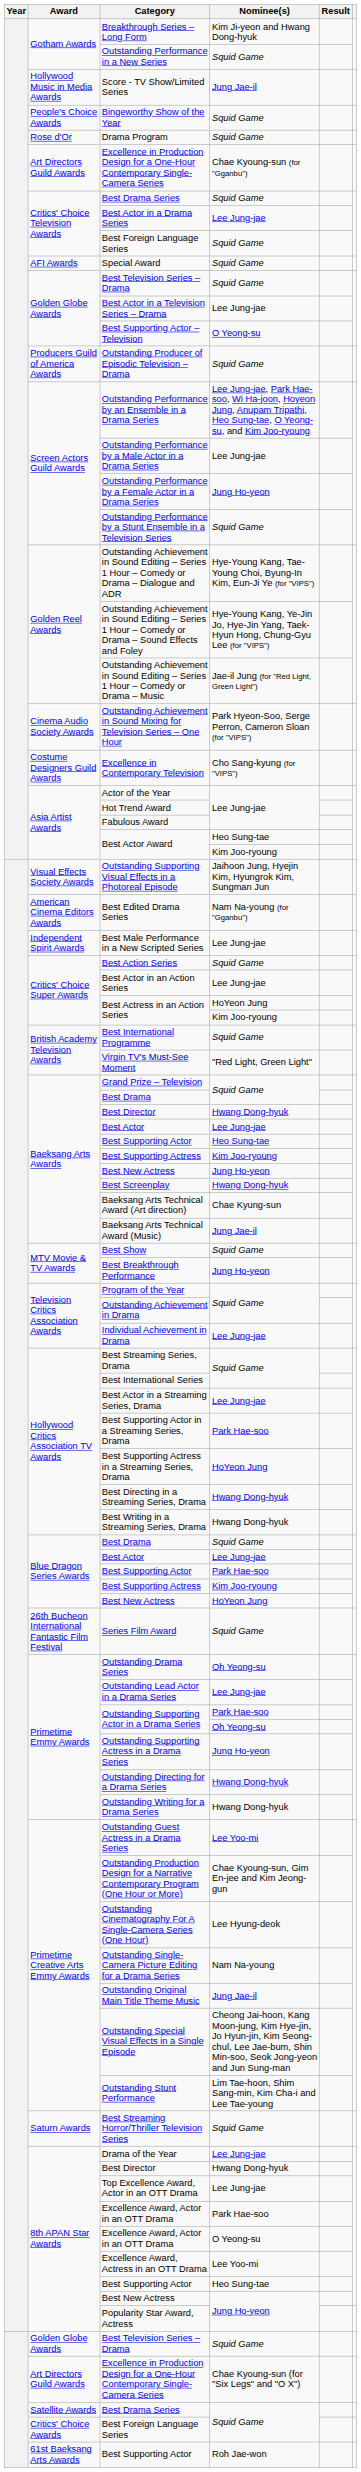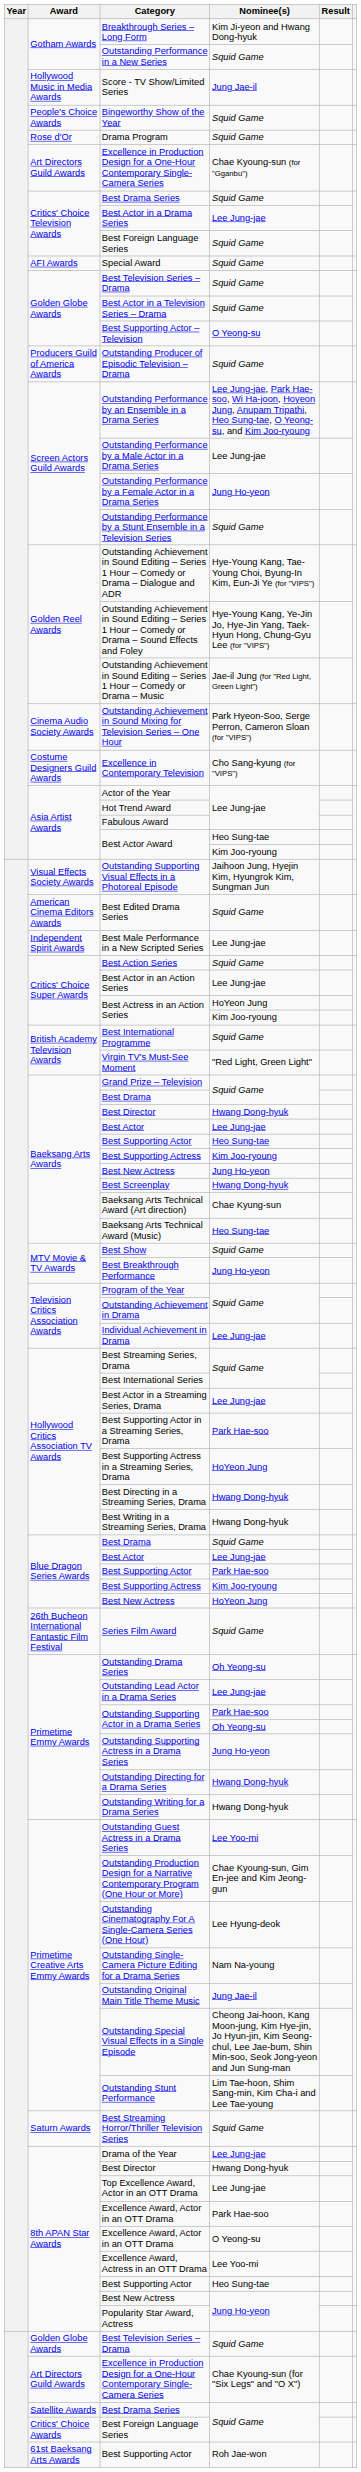(239, 308) Lee Jung-jae -> (238, 308) Squid Game
(250, 912) Nam Na-young (for "Gganbu") -> (238, 912) Squid Game
(234, 1230) Jung Jae-il -> (241, 1230) Heo Sung-tae
